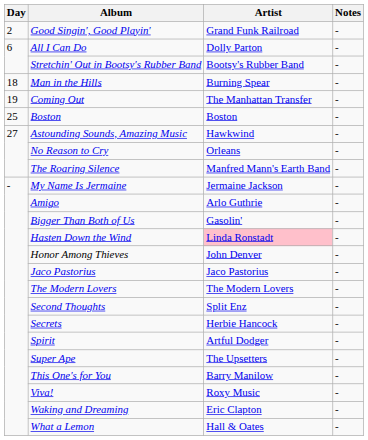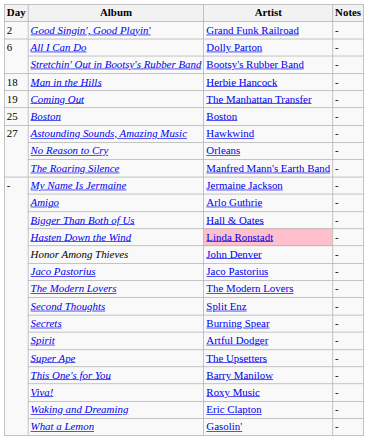(238, 82) Burning Spear -> (242, 82) Herbie Hancock
(224, 220) Gasolin' -> (235, 220) Hall & Oates
(242, 323) Herbie Hancock -> (238, 323) Burning Spear
(235, 427) Hall & Oates -> (224, 427) Gasolin'
